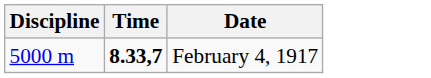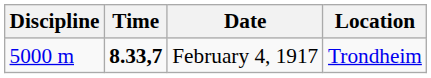+ column: (375, 21)
